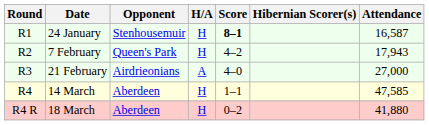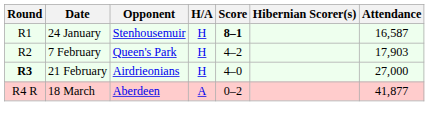(392, 52) 17,943 -> (392, 52) 17,903
(25, 71) normal -> (25, 71) bold
(202, 71) A -> (202, 71) H
- row: (71, 91)
(202, 110) H -> (202, 91) A
(392, 110) 41,880 -> (392, 91) 41,877
